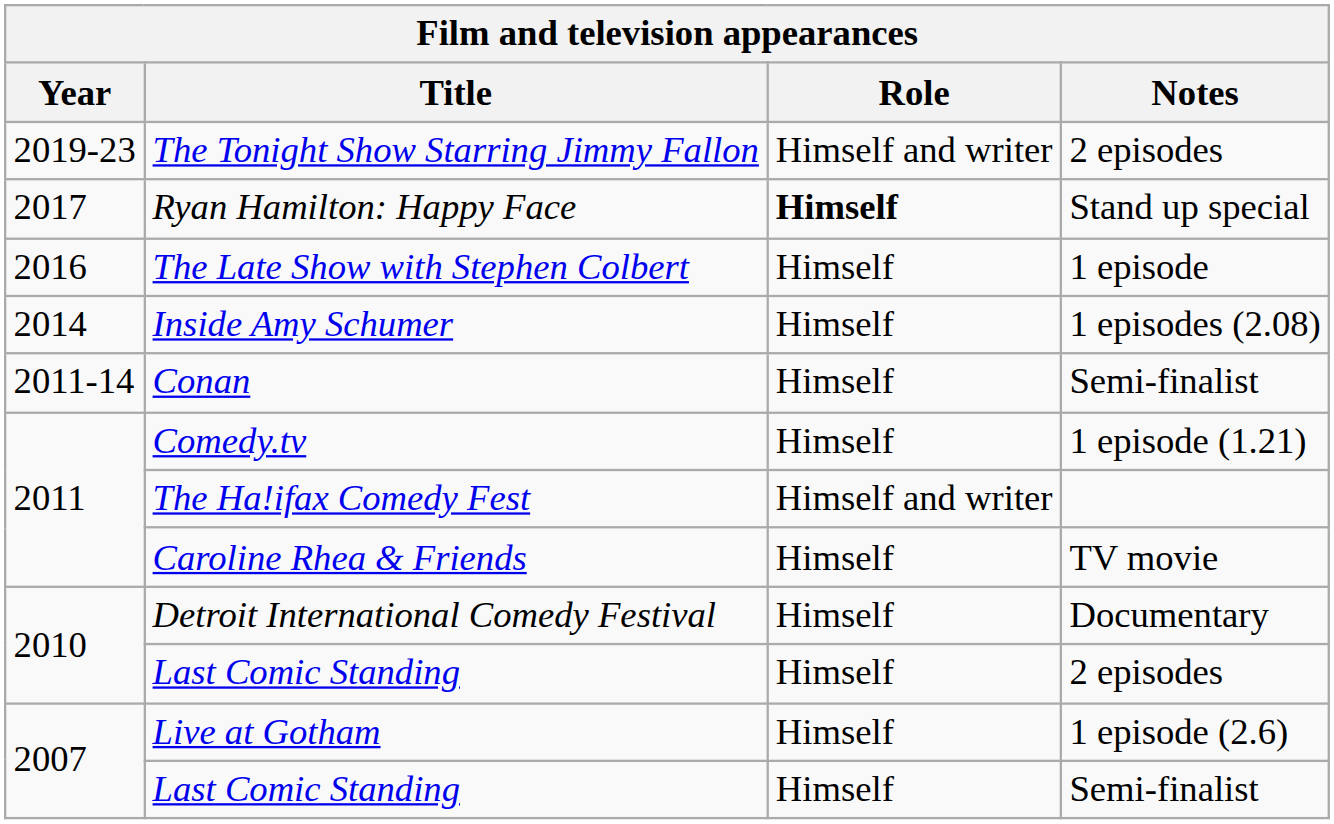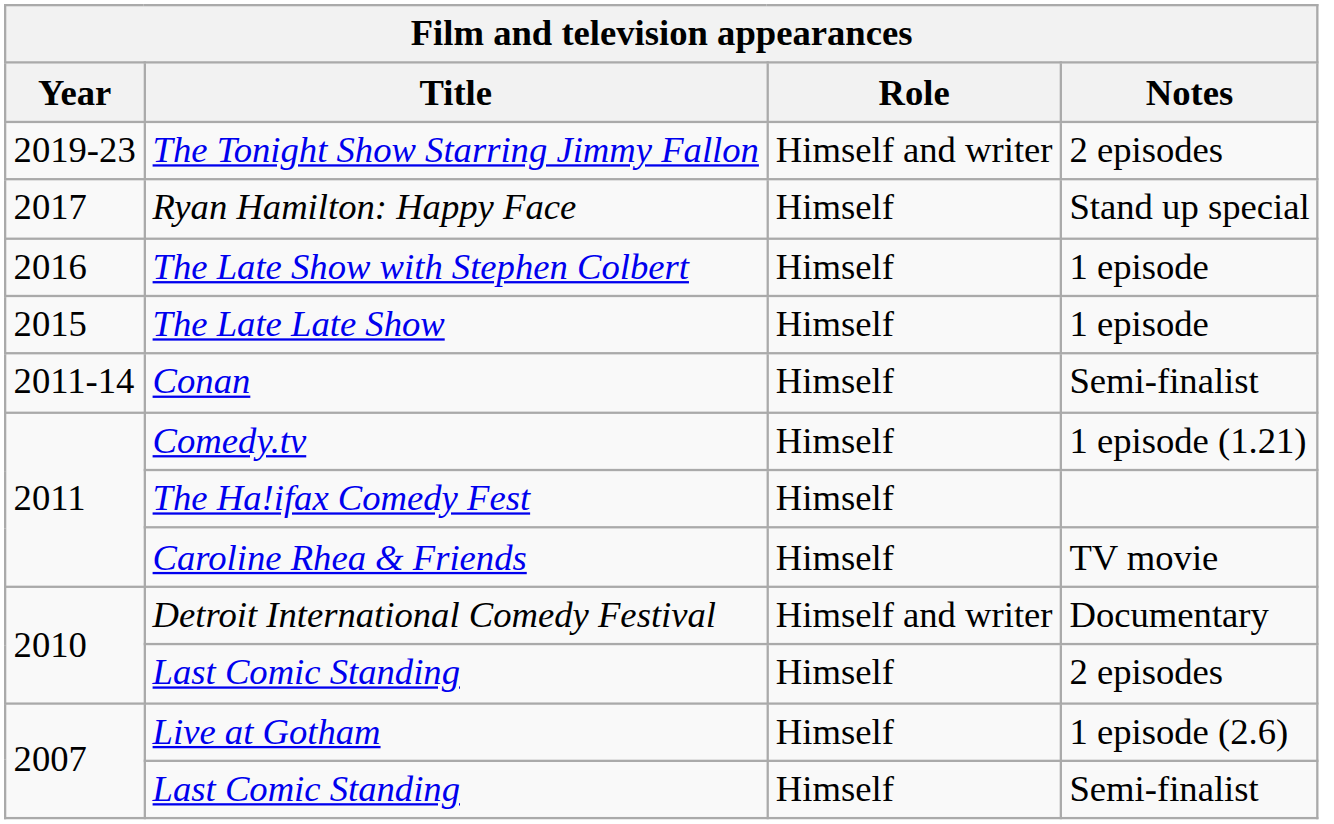(837, 207) bold -> (835, 207) normal
+ row: (50, 324)
- row: (50, 324)
(914, 498) Himself and writer -> (835, 498) Himself
(835, 614) Himself -> (914, 614) Himself and writer
